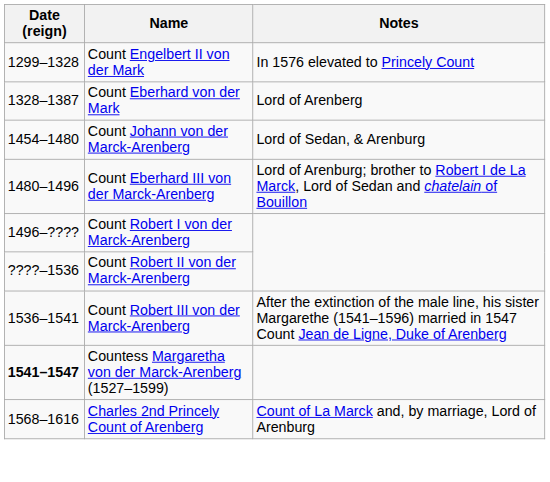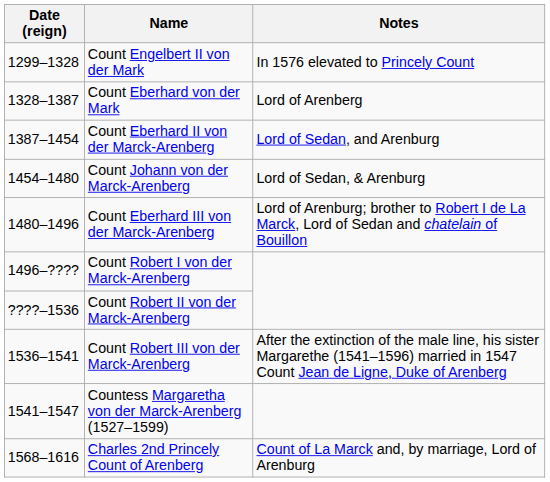+ row: (158, 139)
(43, 372) bold -> (43, 411) normal
